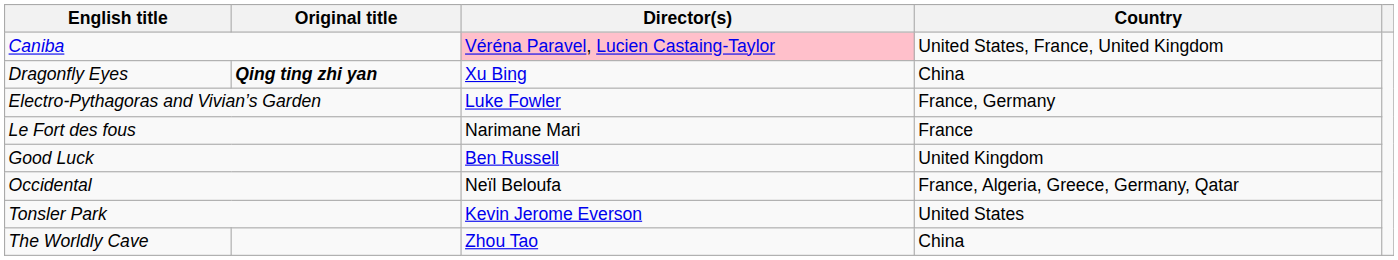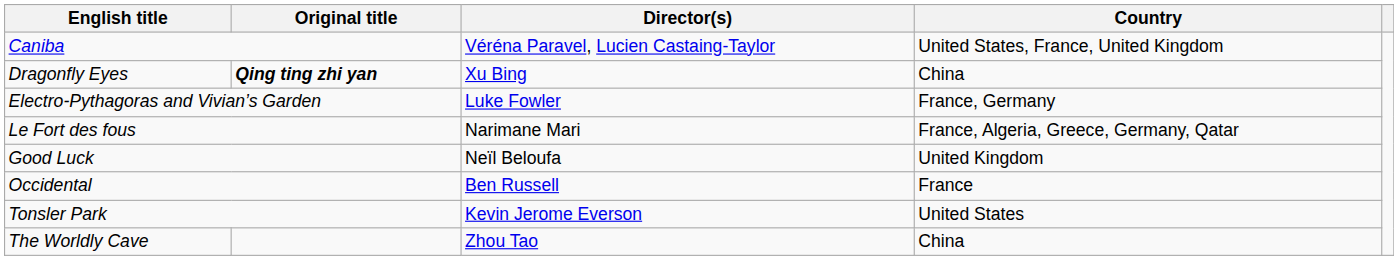(620, 46) pink background -> (620, 46) no background
(946, 130) France -> (1079, 130) France, Algeria, Greece, Germany, Qatar
(512, 158) Ben Russell -> (513, 158) Neïl Beloufa
(513, 185) Neïl Beloufa -> (512, 185) Ben Russell
(1079, 185) France, Algeria, Greece, Germany, Qatar -> (946, 185) France
